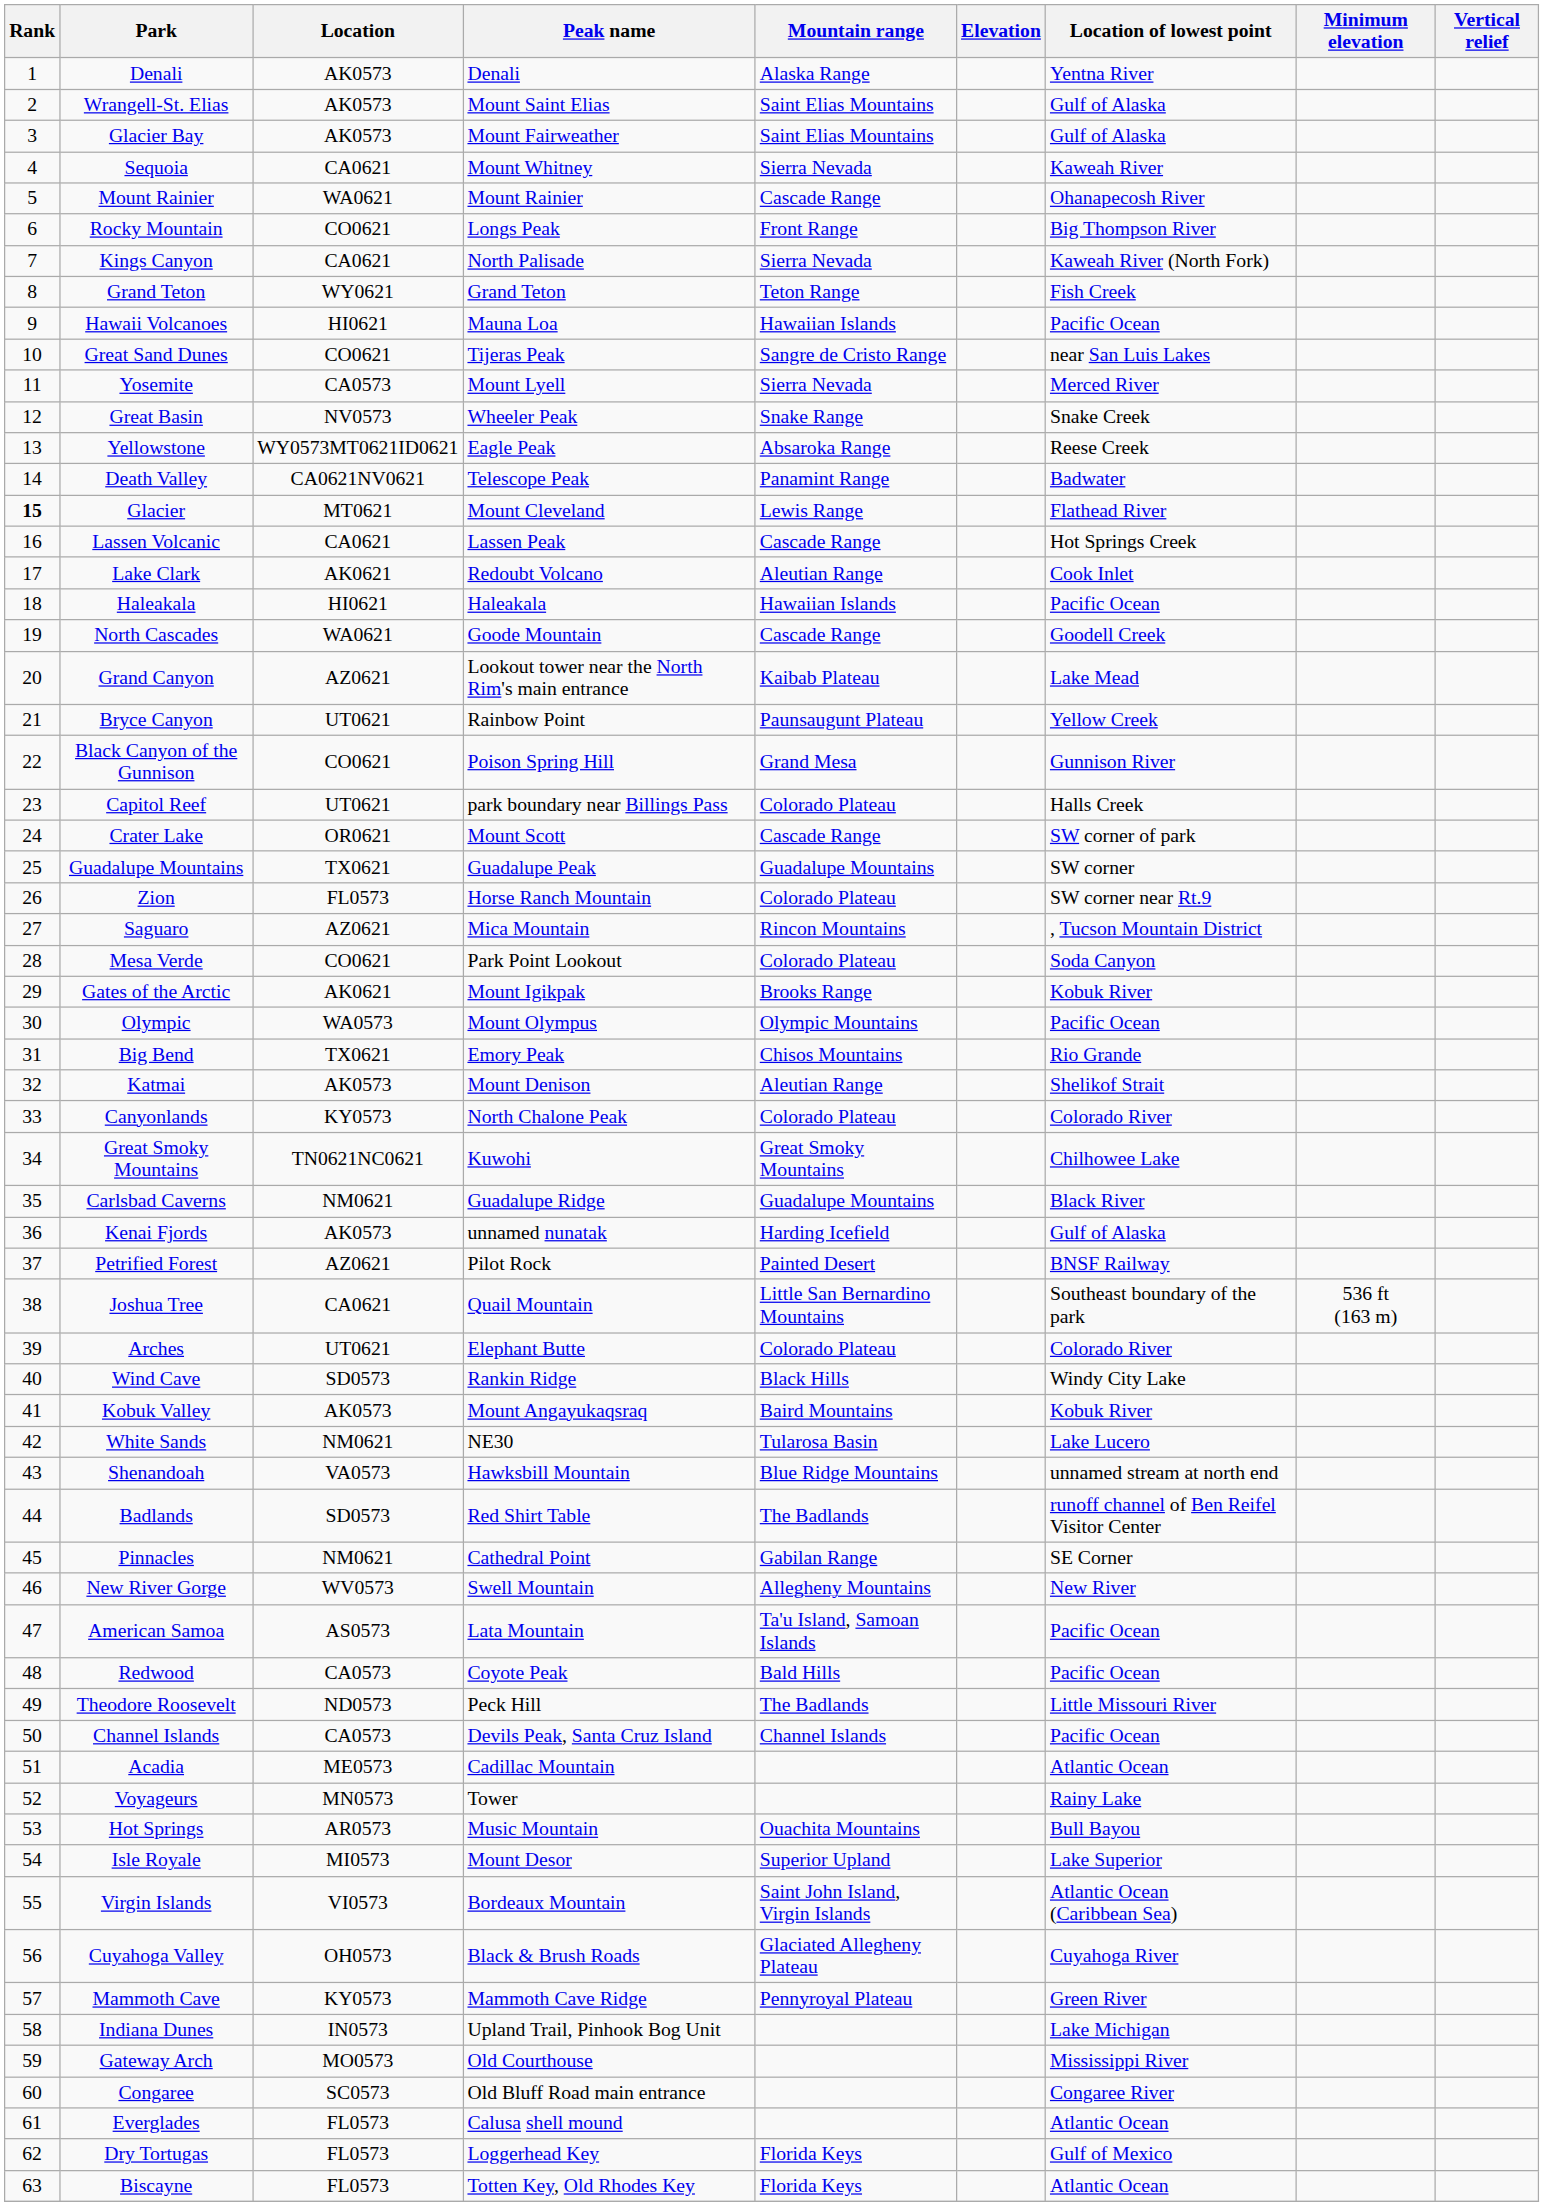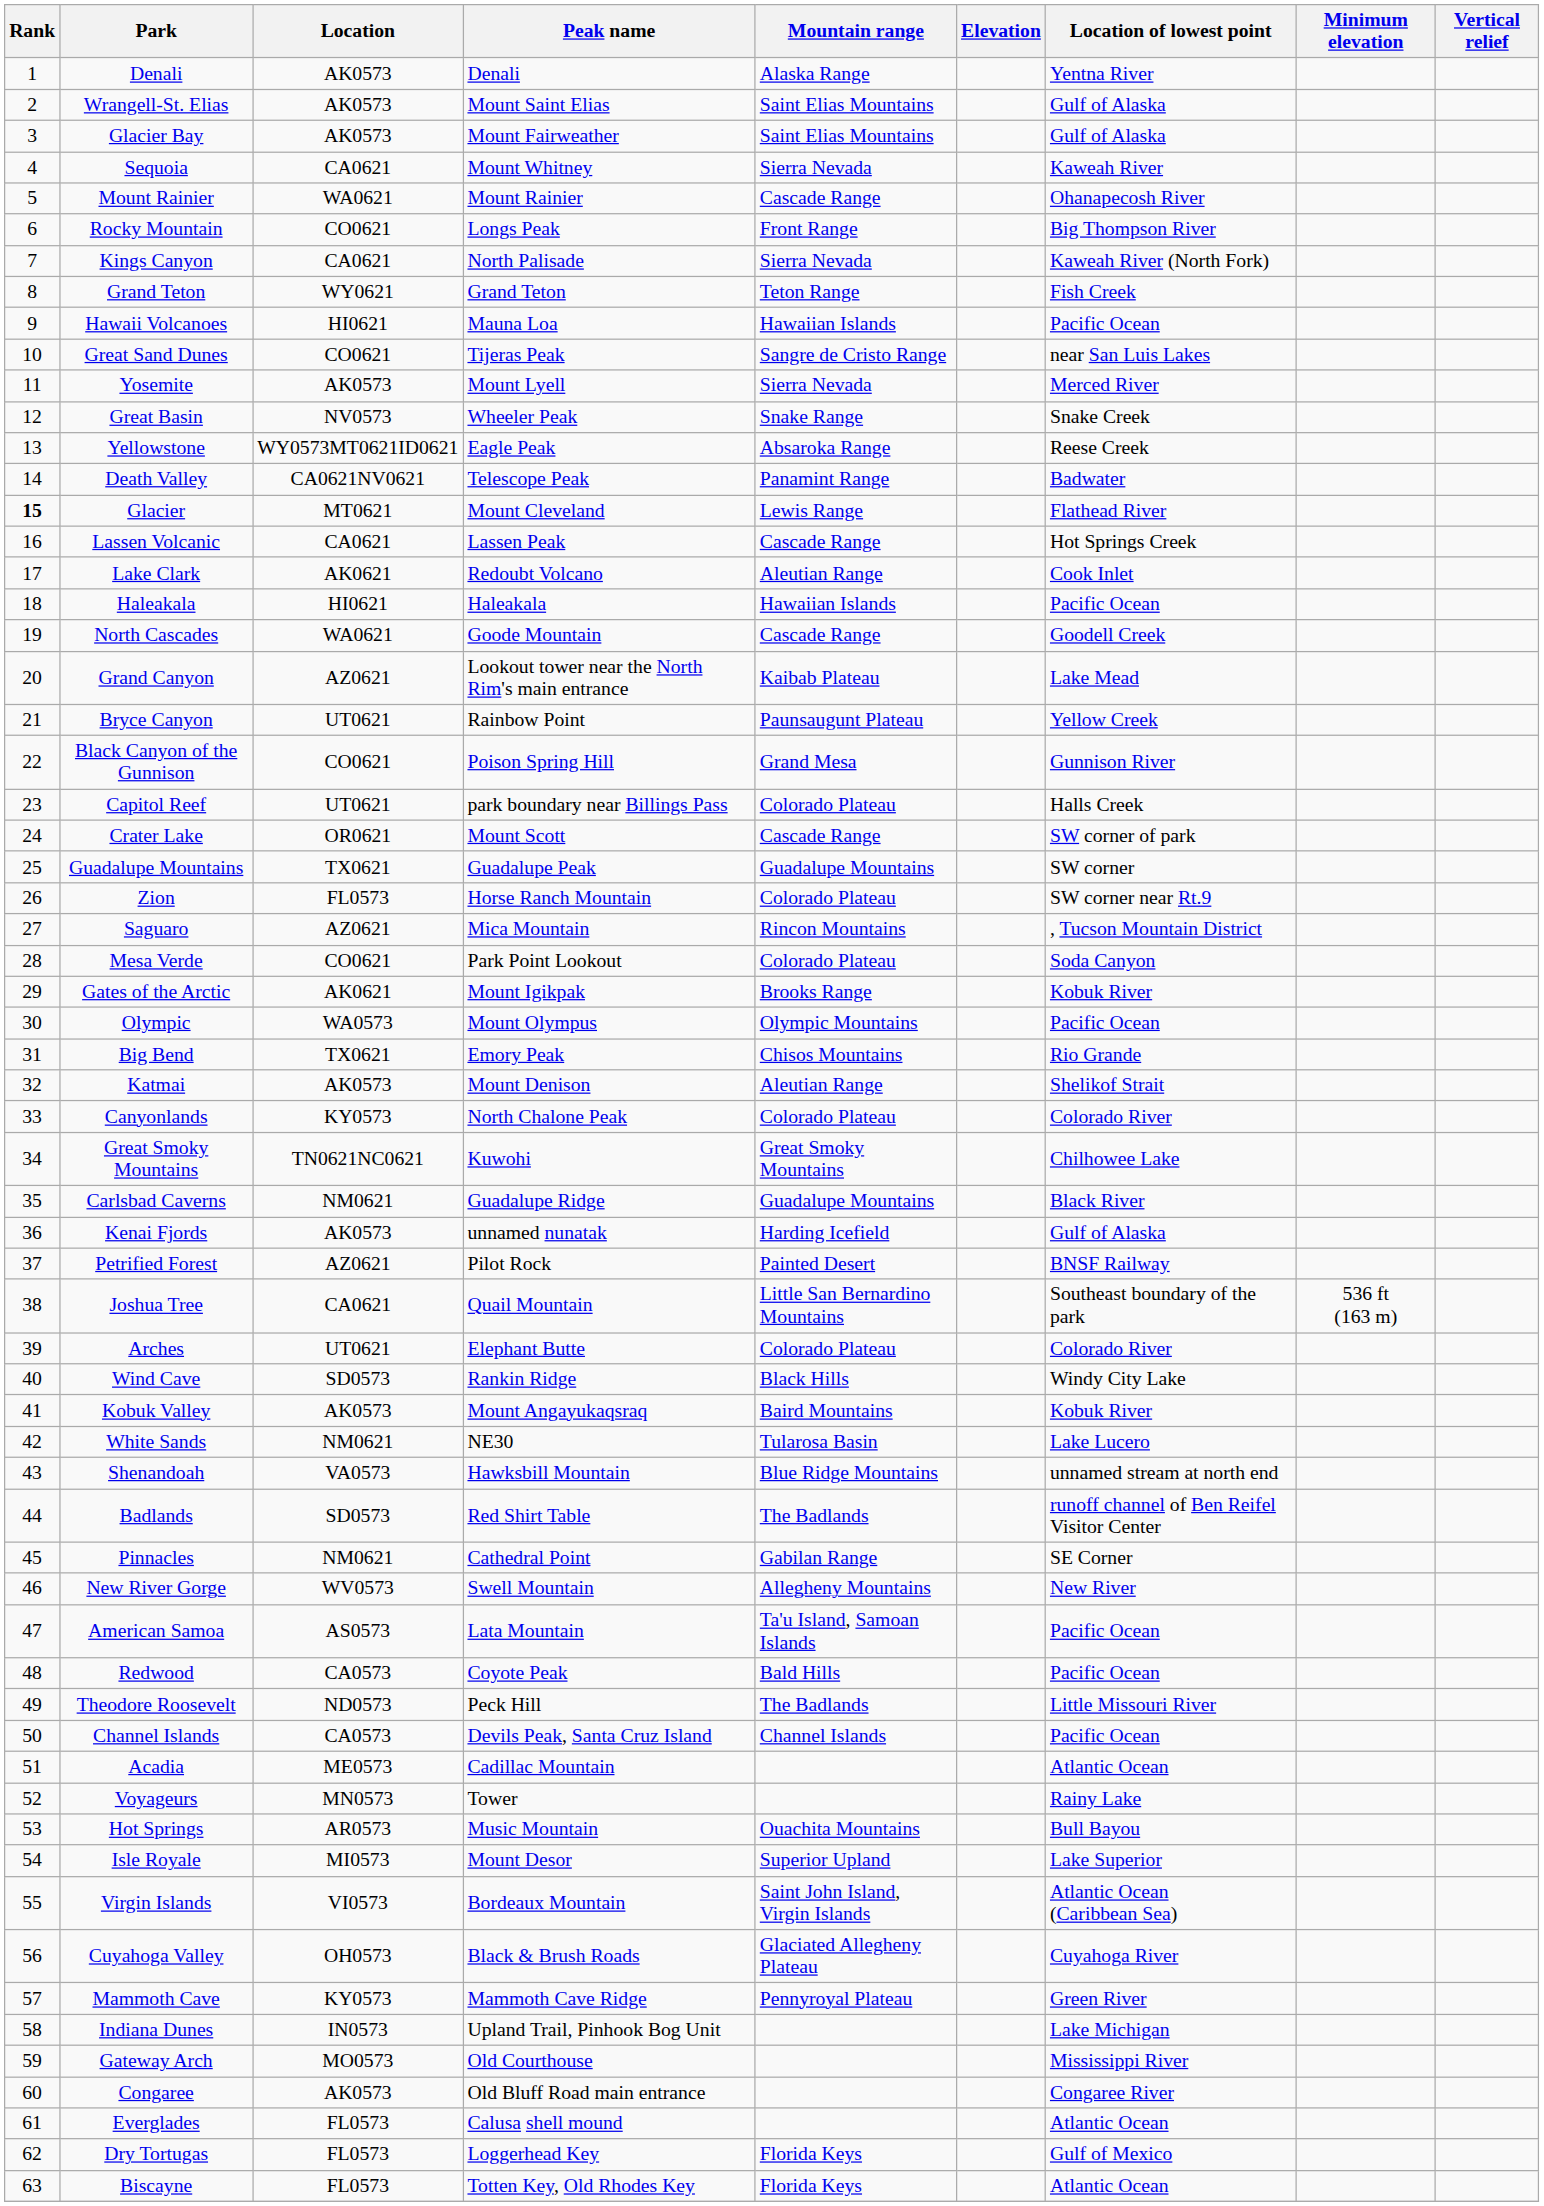(358, 385) CA0573 -> (358, 385) AK0573
(358, 2092) SC0573 -> (358, 2092) AK0573
